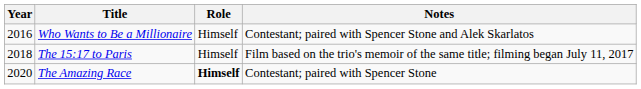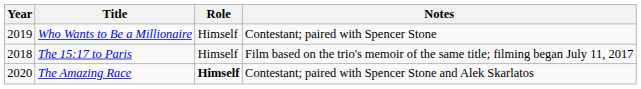(20, 34) 2016 -> (20, 34) 2019
(389, 34) Contestant; paired with Spencer Stone and Alek Skarlatos -> (341, 34) Contestant; paired with Spencer Stone
(341, 73) Contestant; paired with Spencer Stone -> (389, 73) Contestant; paired with Spencer Stone and Alek Skarlatos
